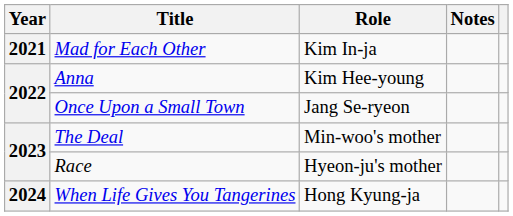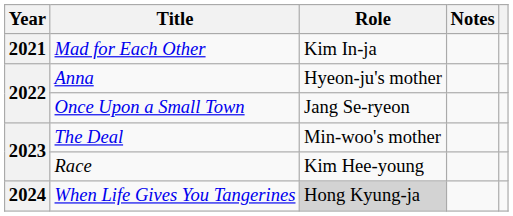(364, 78) Kim Hee-young -> (373, 78) Hyeon-ju's mother
(373, 166) Hyeon-ju's mother -> (364, 166) Kim Hee-young
(362, 195) no background -> (362, 195) lightgrey background
